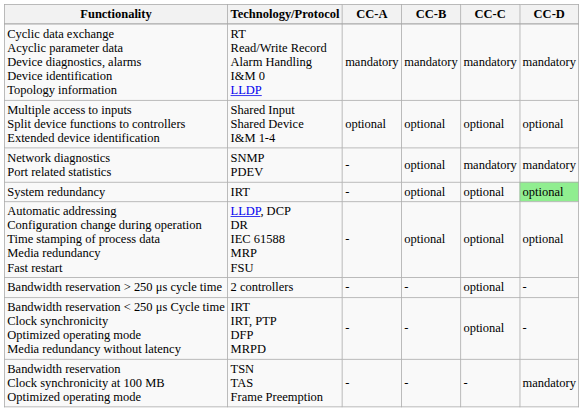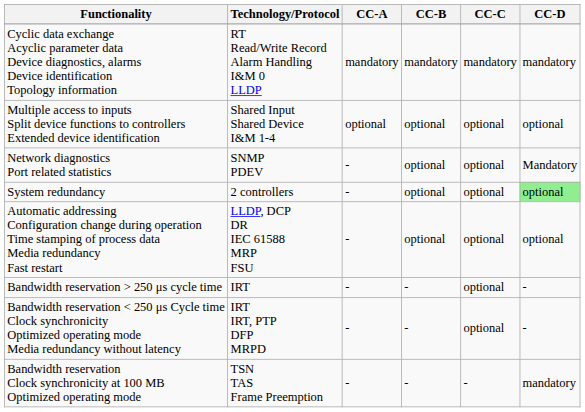(490, 165) mandatory -> (484, 165) optional
(549, 165) mandatory -> (550, 165) Mandatory
(240, 191) IRT -> (262, 191) 2 controllers
(262, 287) 2 controllers -> (240, 287) IRT
